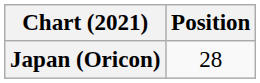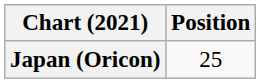(211, 59) 28 -> (211, 59) 25
